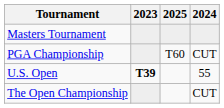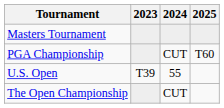columns swapped: (205, 14) <-> (175, 14)
(145, 73) bold -> (145, 73) normal
